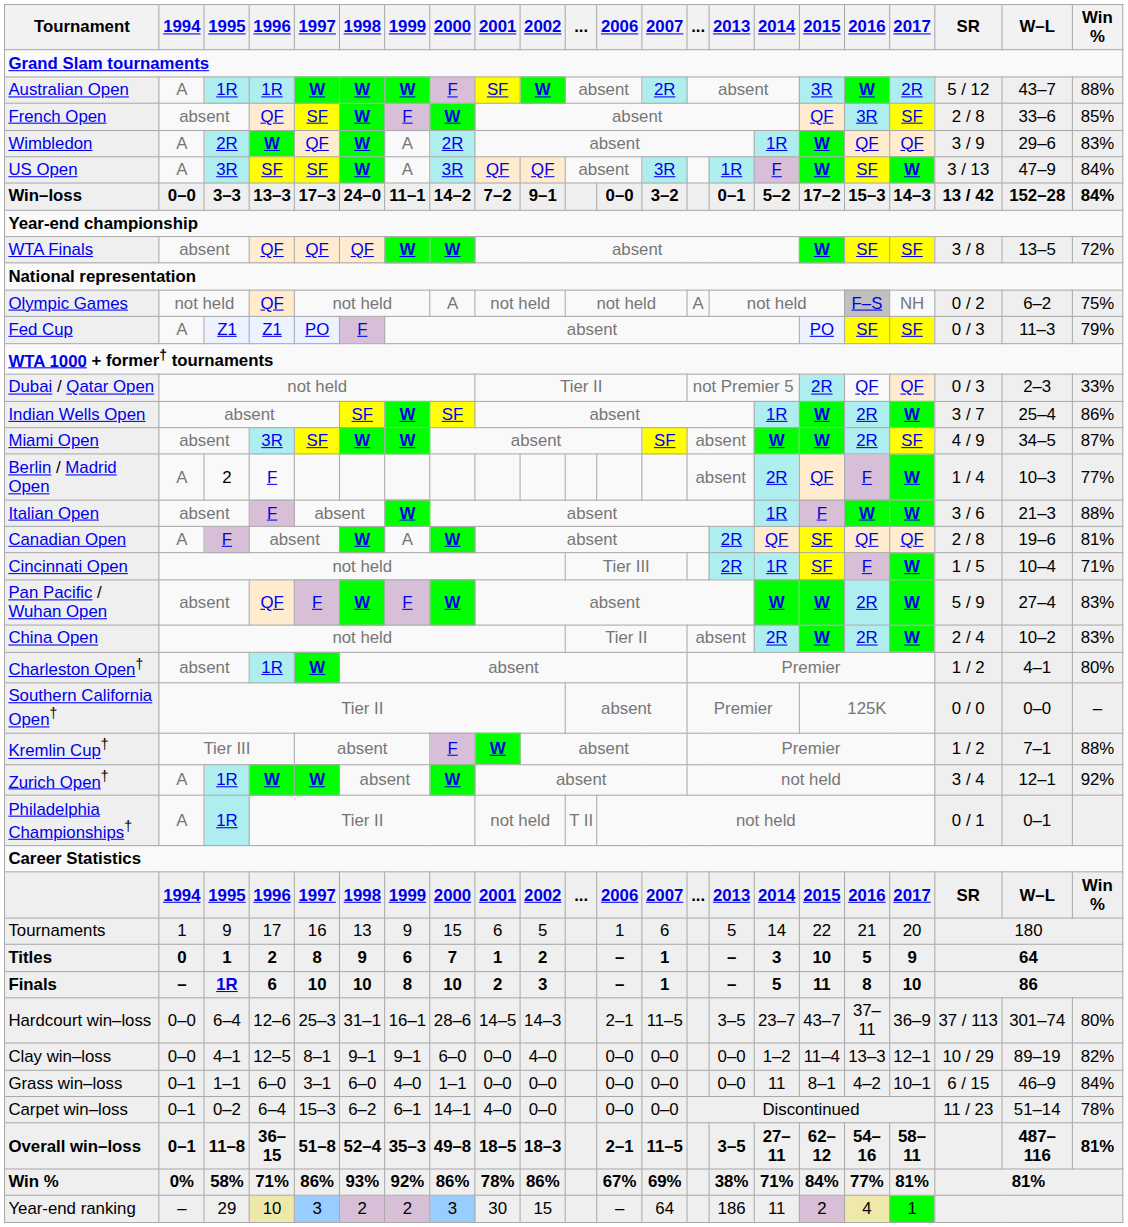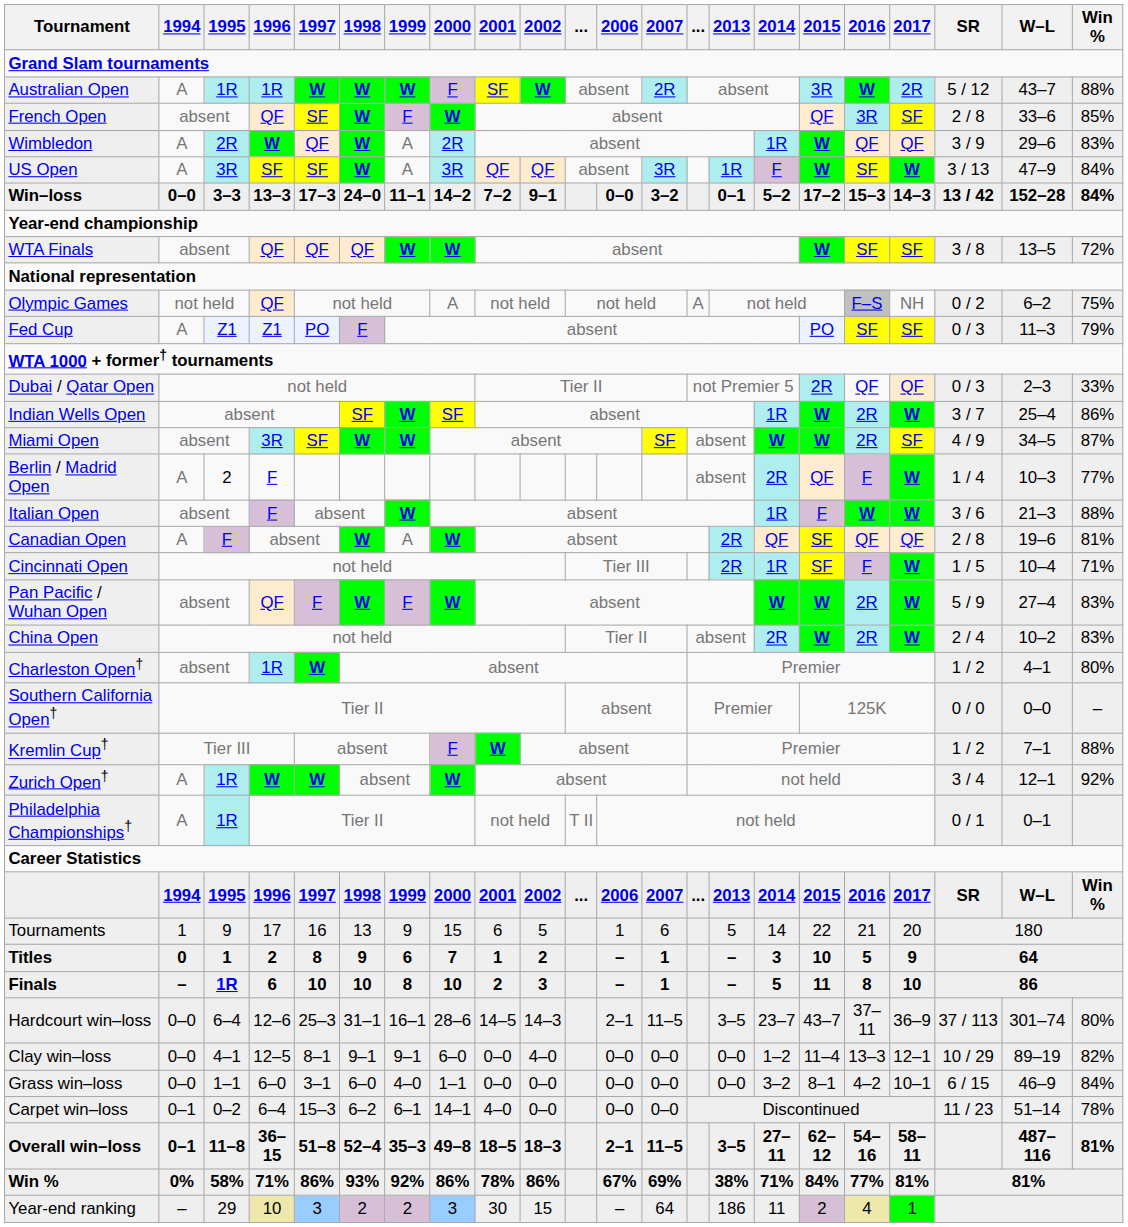(182, 1083) 0–1 -> (182, 1083) 0–0
(777, 1083) 11 -> (777, 1083) 3–2
